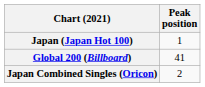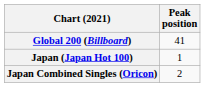rows swapped: (82, 57) <-> (82, 40)
